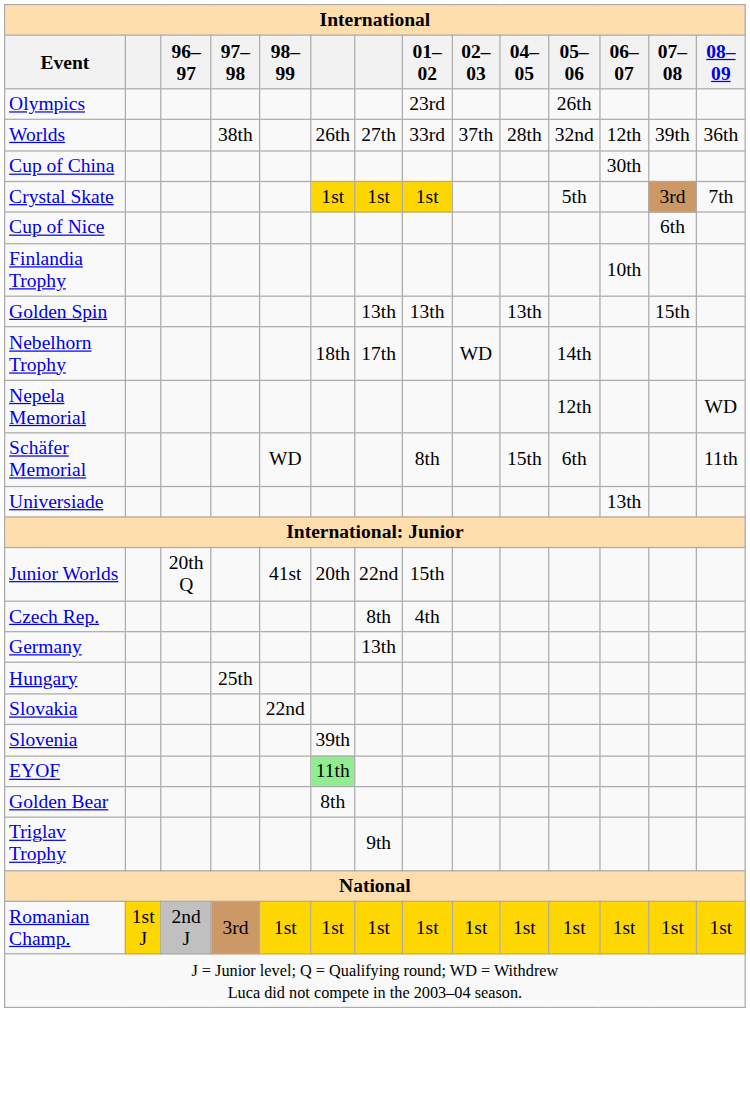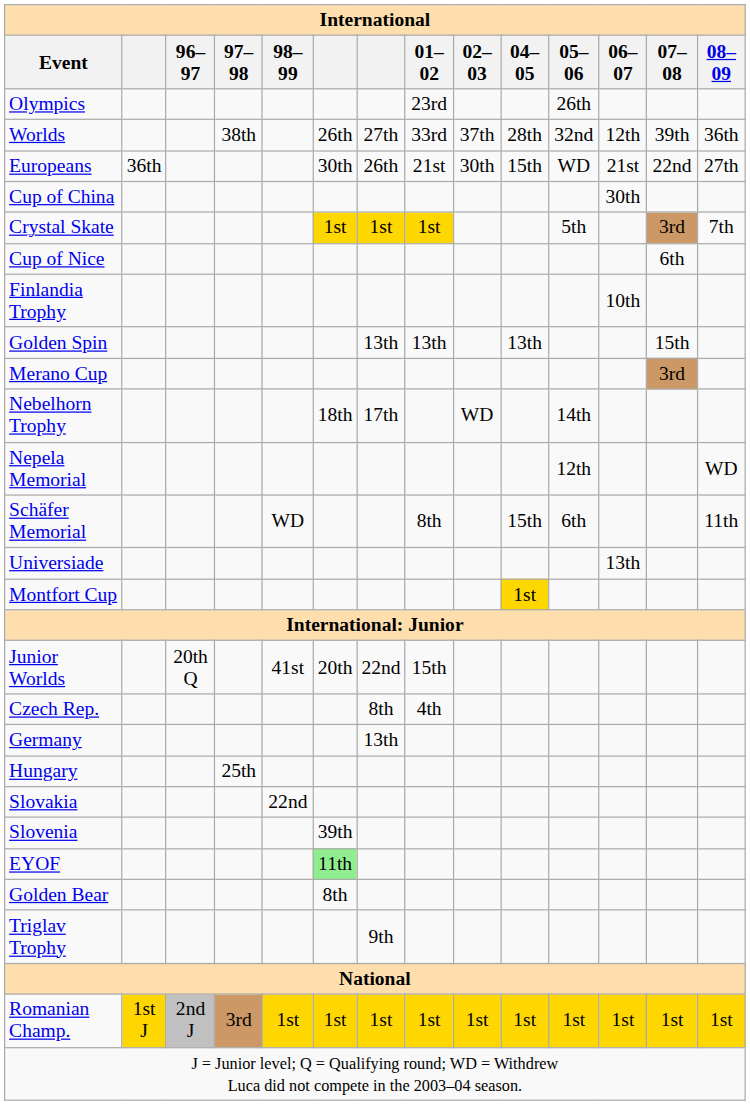+ row: (50, 165)
+ row: (58, 373)
+ row: (63, 594)
